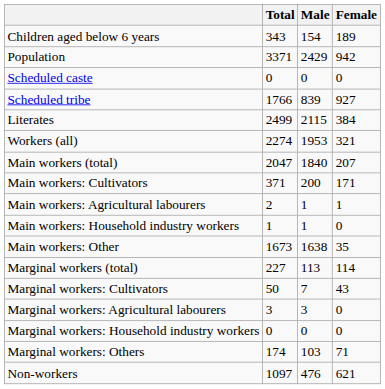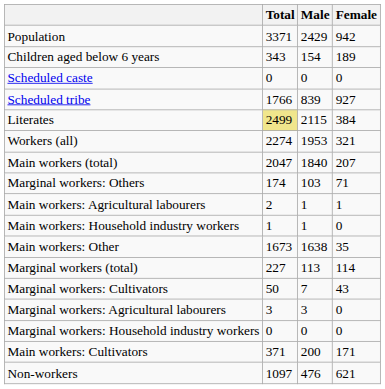rows swapped: (36, 57) <-> (83, 36)
(279, 120) no background -> (279, 120) khaki background
rows swapped: (78, 183) <-> (76, 352)
